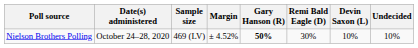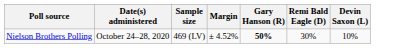- column: (392, 17)
